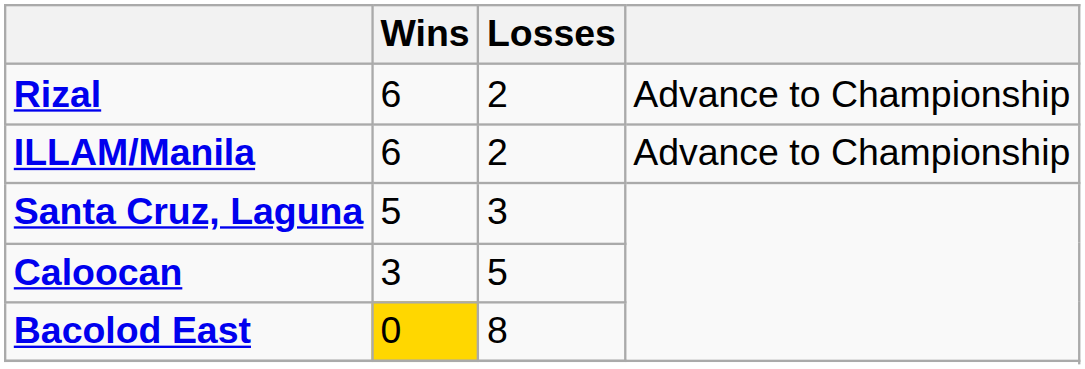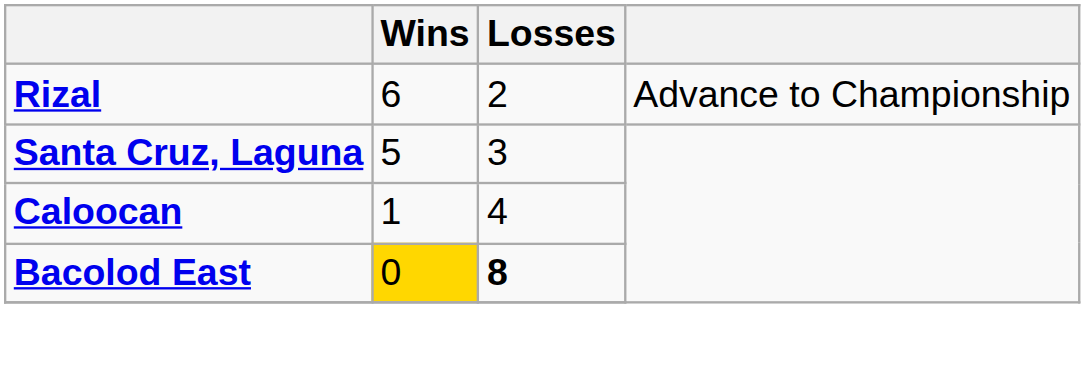- row: (134, 152)
(391, 271) 3 -> (391, 212) 1
(497, 271) 5 -> (497, 212) 4
(497, 331) normal -> (497, 271) bold
